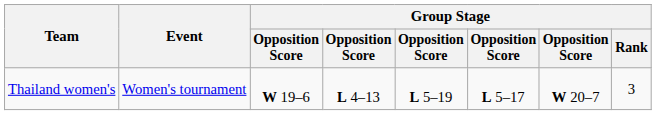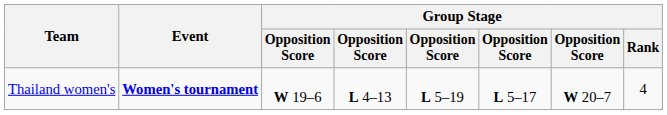(184, 89) normal -> (190, 89) bold
(631, 89) 3 -> (643, 89) 4
